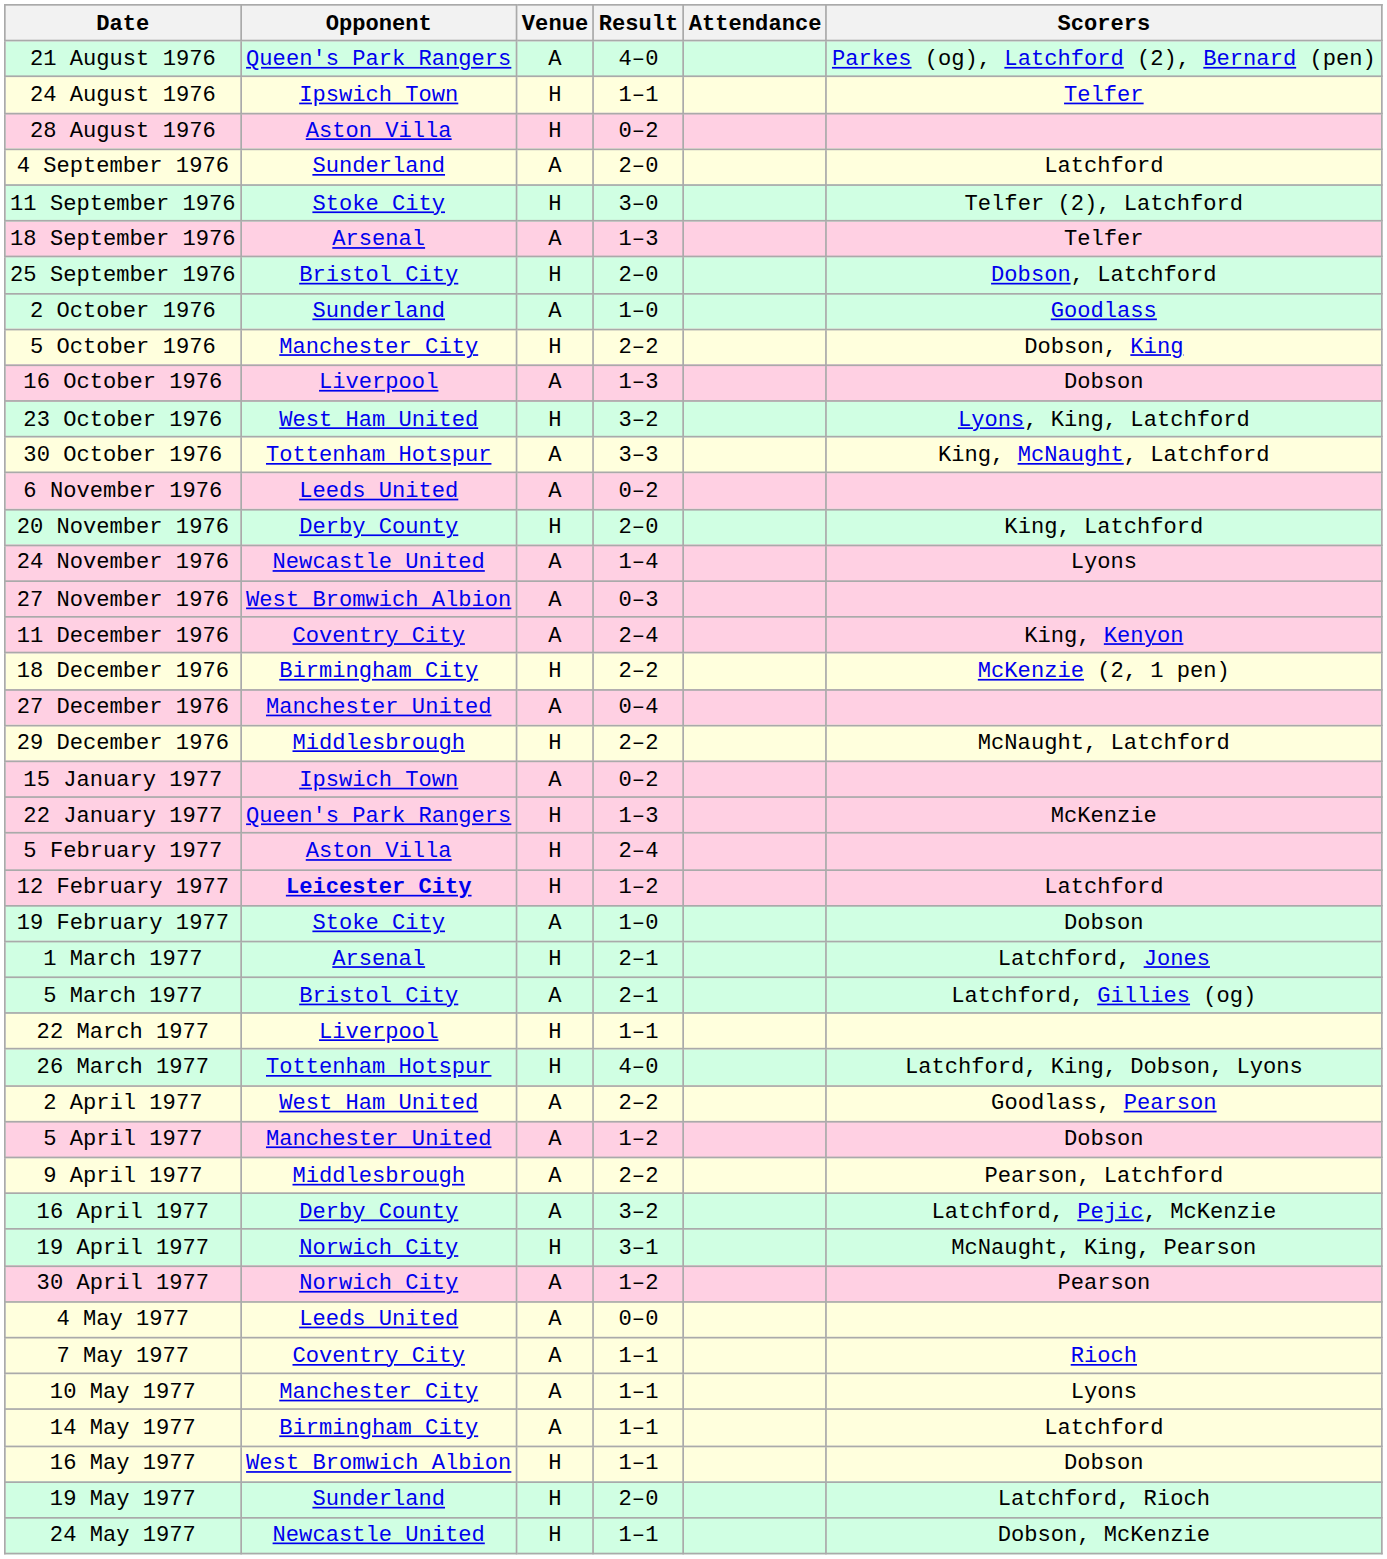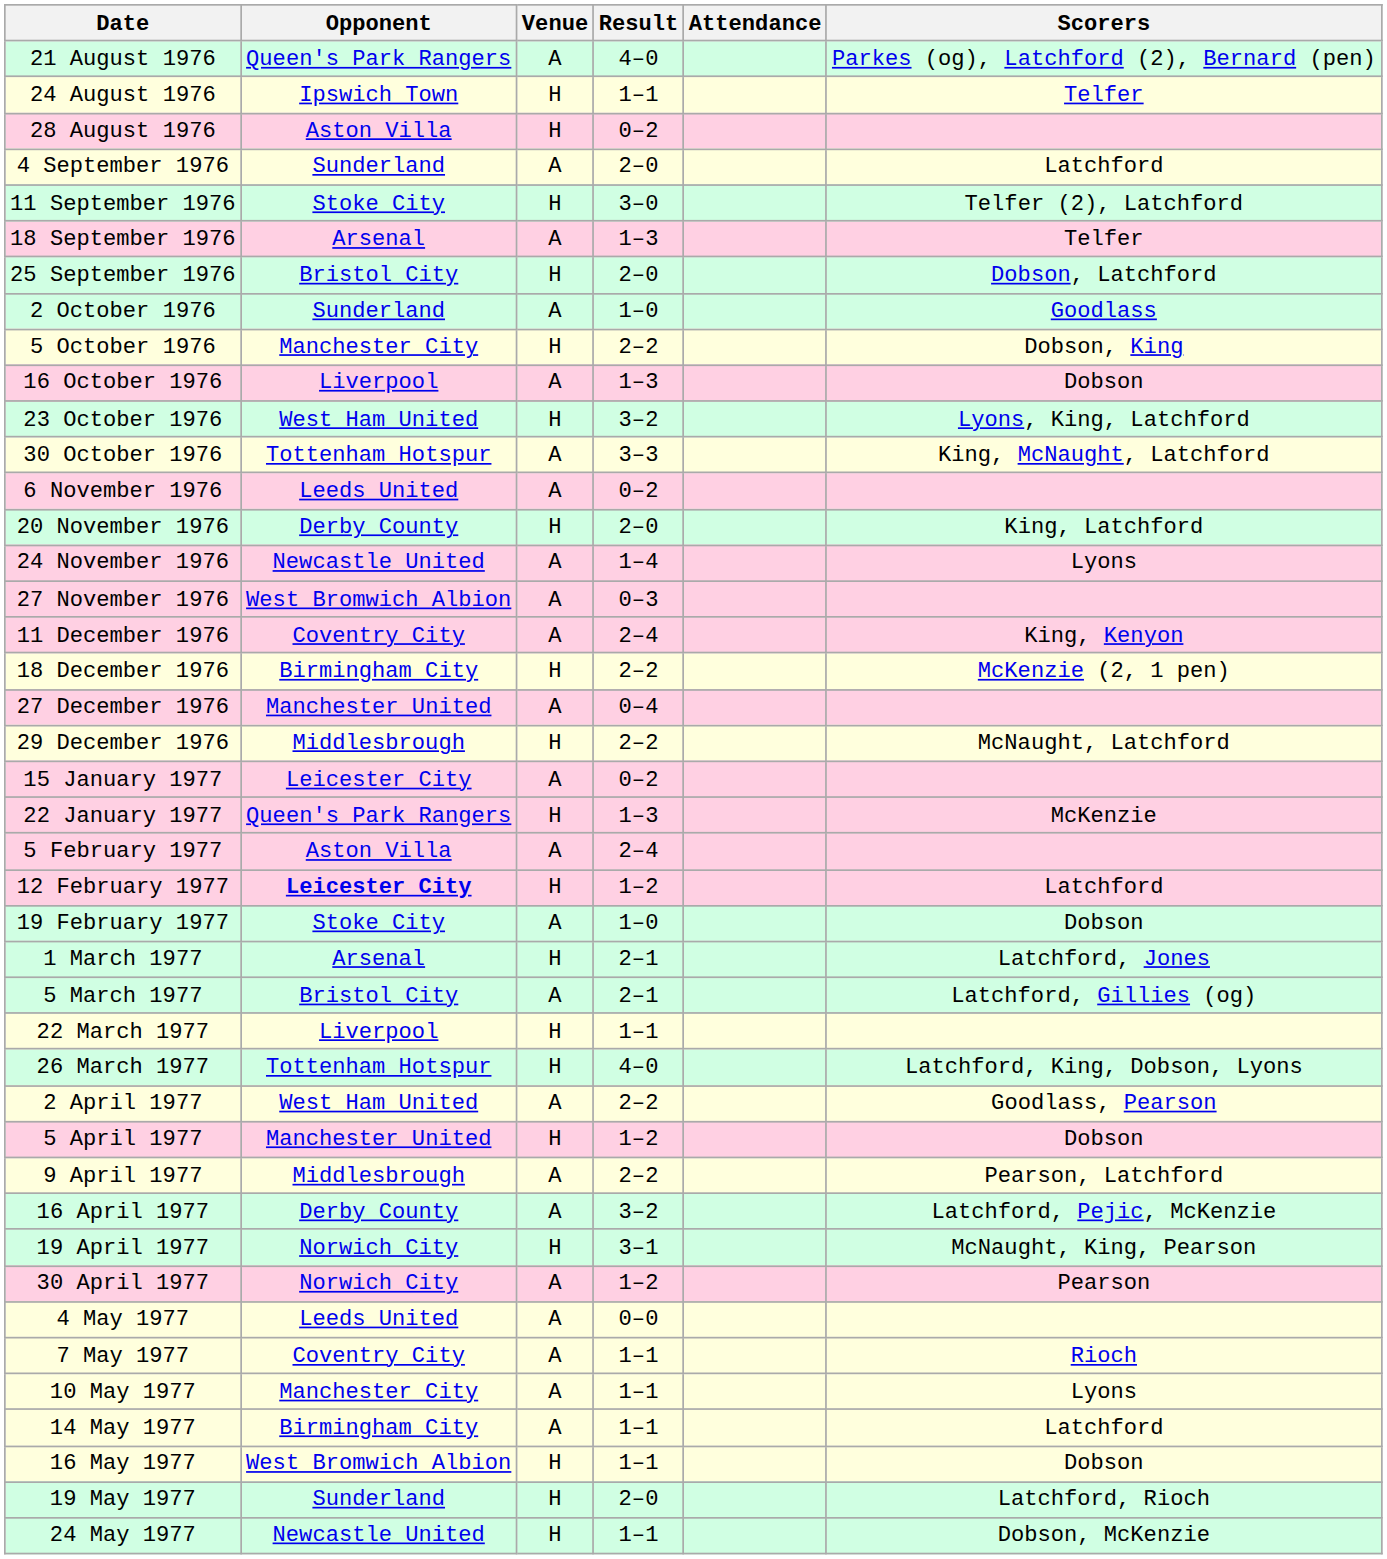(379, 779) Ipswich Town -> (379, 779) Leicester City
(555, 851) H -> (555, 851) A
(555, 1139) A -> (555, 1139) H
